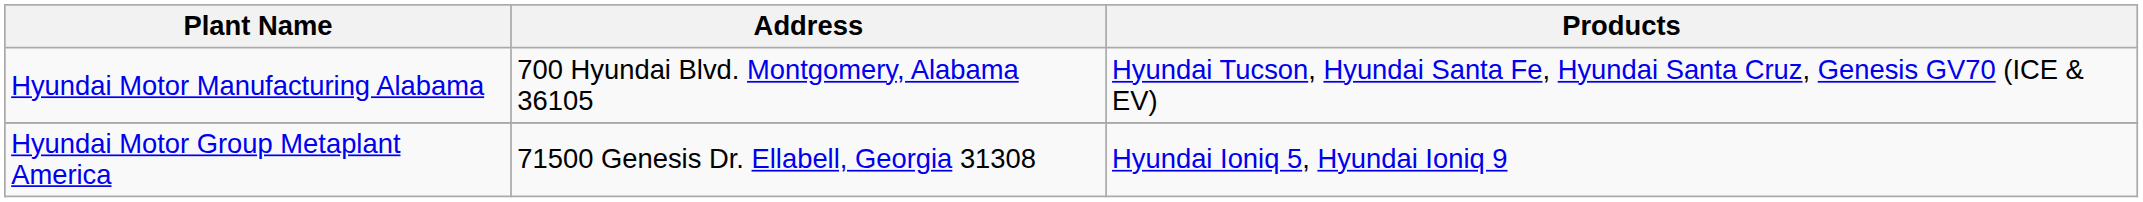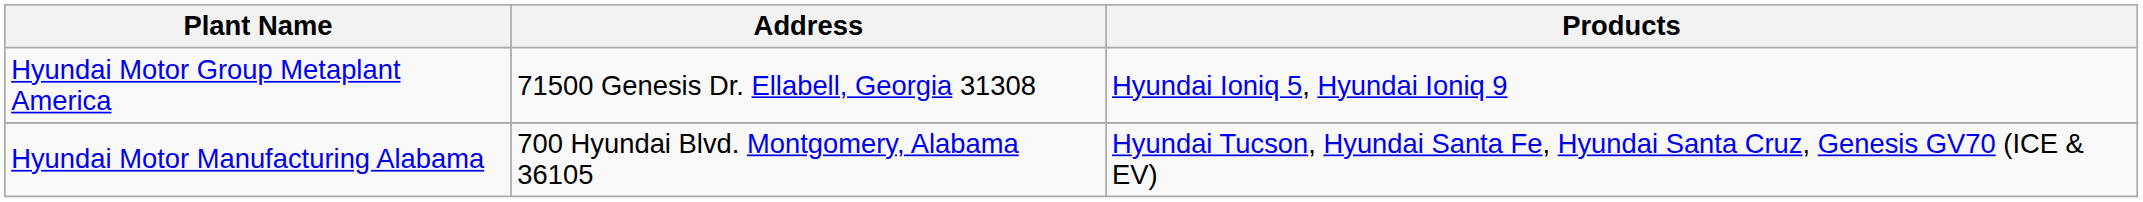rows swapped: (248, 84) <-> (206, 159)
